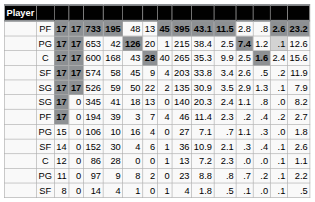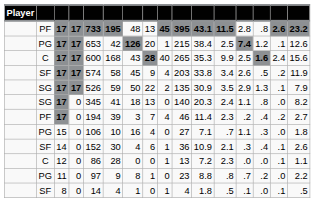(281, 44) lightgrey background -> (281, 44) no background
(153, 176) 2 -> (153, 176) 1
(281, 176) .1 -> (281, 176) .0
